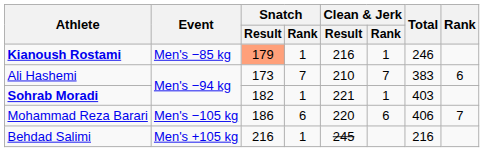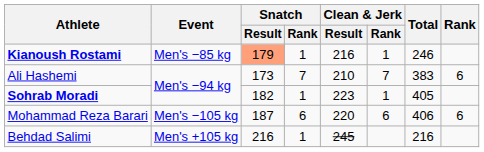(344, 96) 221 -> (344, 96) 223
(423, 96) 403 -> (423, 96) 405
(263, 116) 186 -> (263, 116) 187
(460, 116) 7 -> (460, 116) 6
